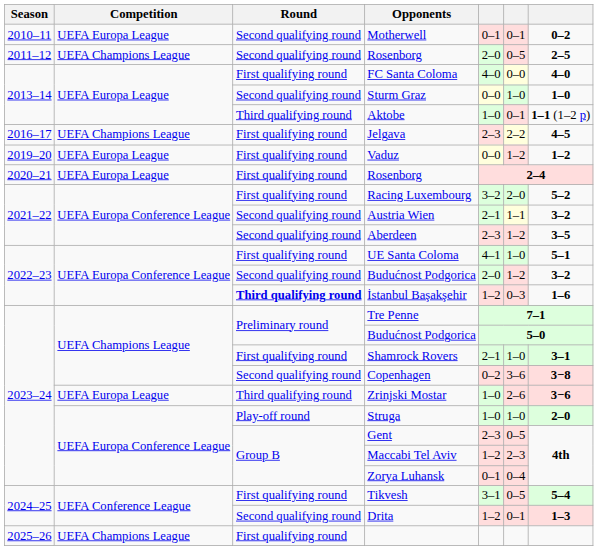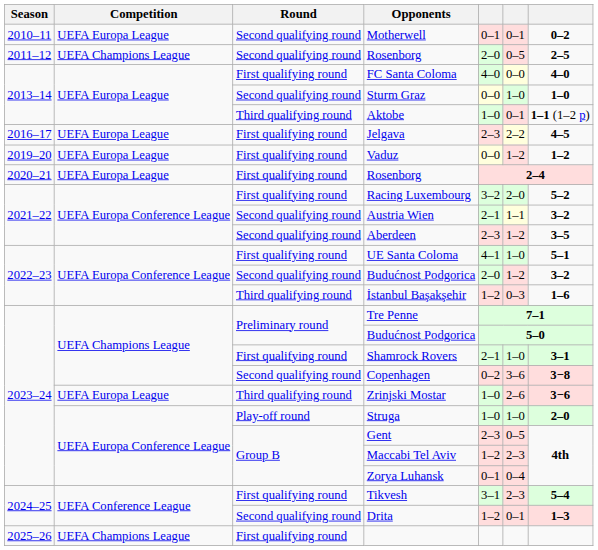(124, 134) UEFA Champions League -> (113, 134) UEFA Europa League
(299, 295) bold -> (294, 295) normal
(516, 495) 0–5 -> (515, 495) 2–3
